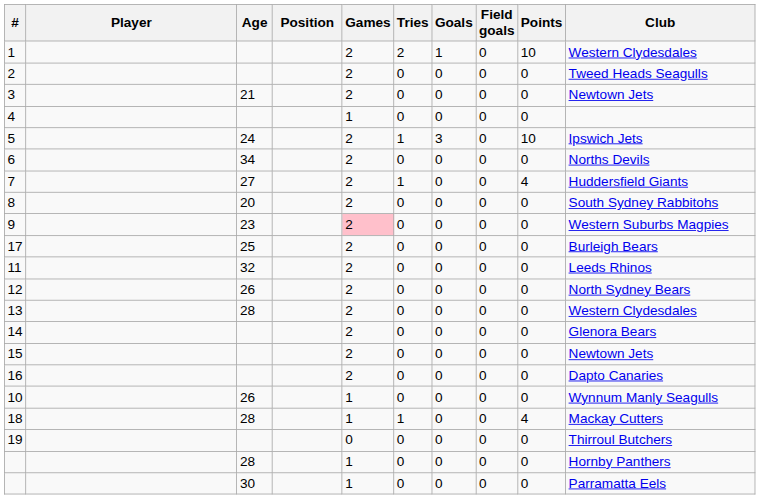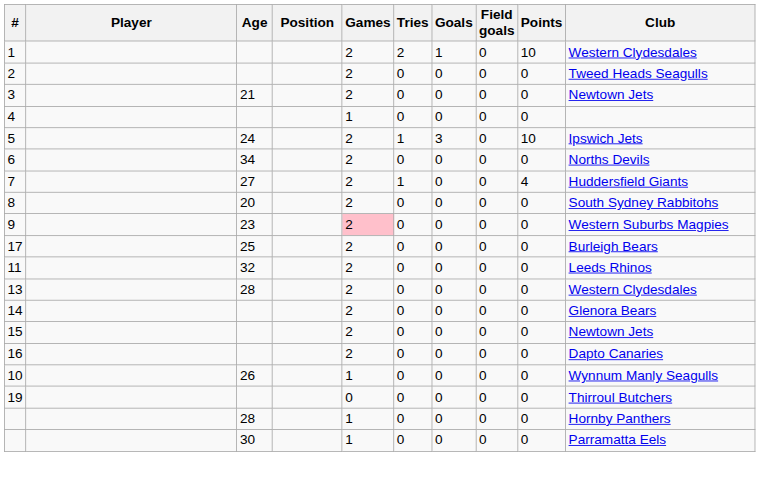- row: (15, 289)
- row: (15, 418)
